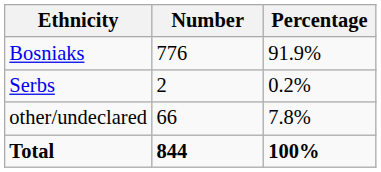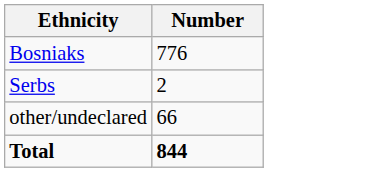- column: (319, 20)
